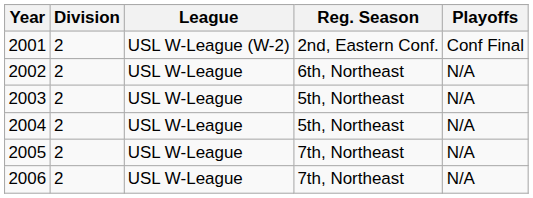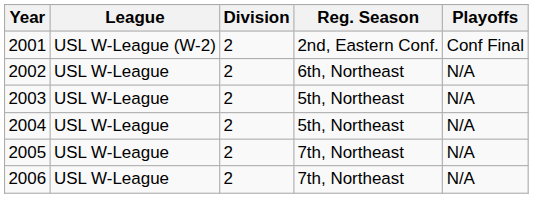columns swapped: (87, 17) <-> (209, 17)
